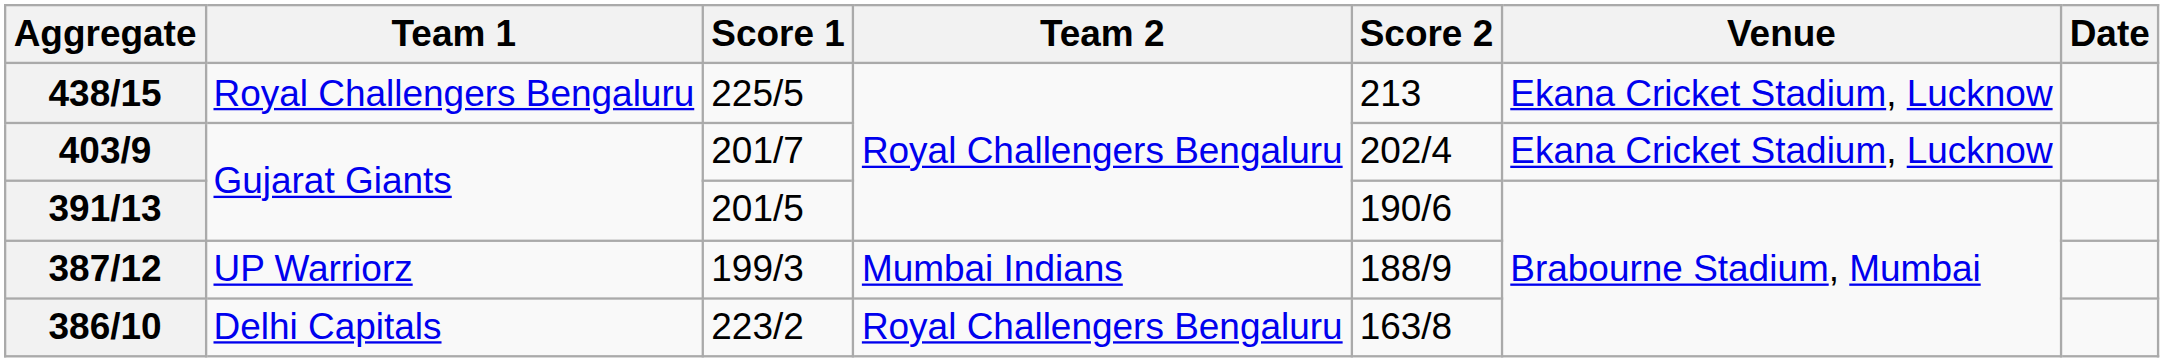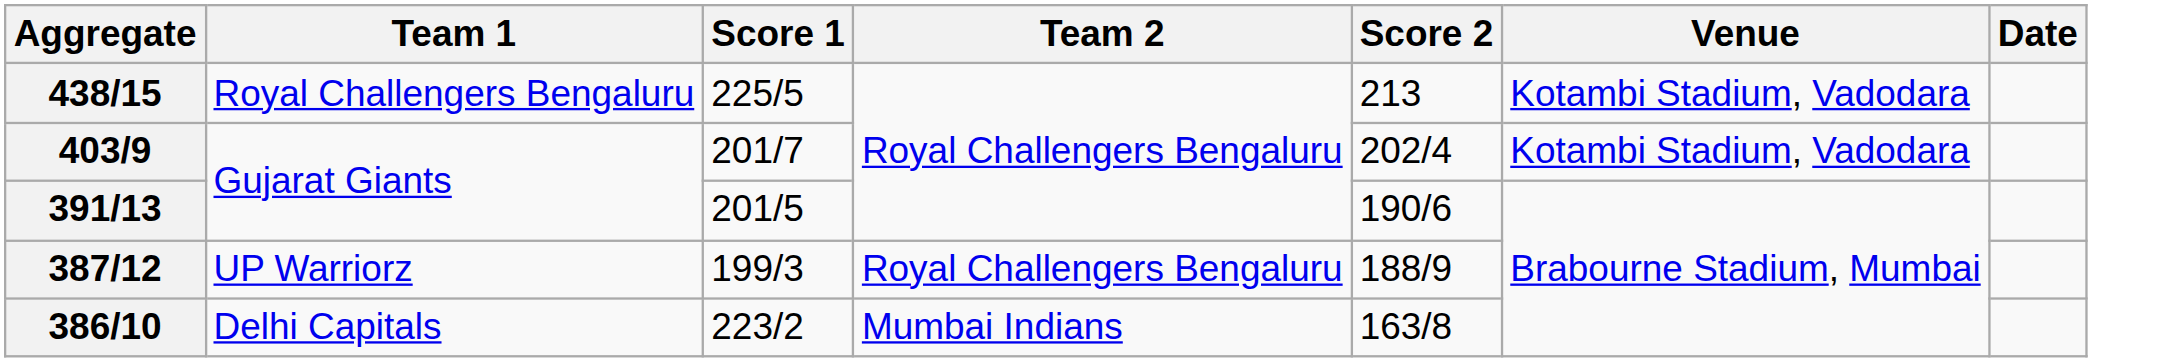(1781, 92) Ekana Cricket Stadium, Lucknow -> (1740, 92) Kotambi Stadium, Vadodara
(1781, 151) Ekana Cricket Stadium, Lucknow -> (1740, 151) Kotambi Stadium, Vadodara
(992, 268) Mumbai Indians -> (1102, 268) Royal Challengers Bengaluru
(1102, 326) Royal Challengers Bengaluru -> (992, 326) Mumbai Indians
